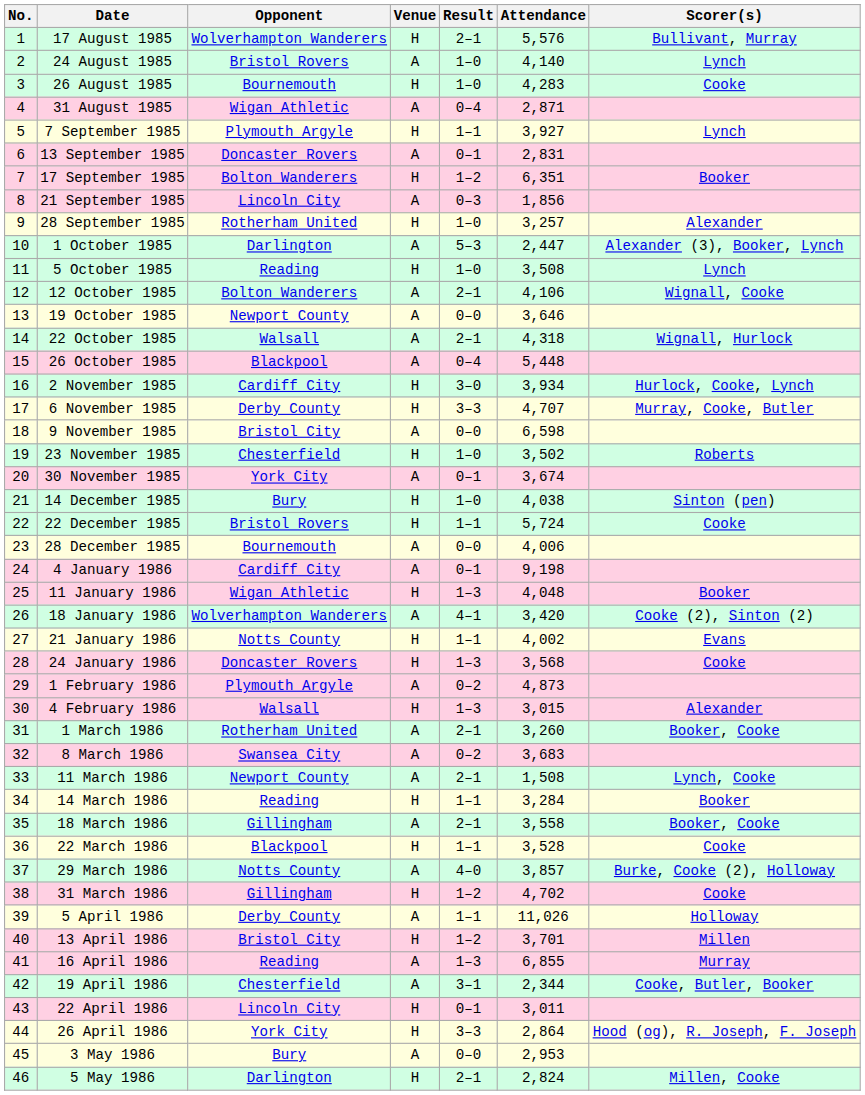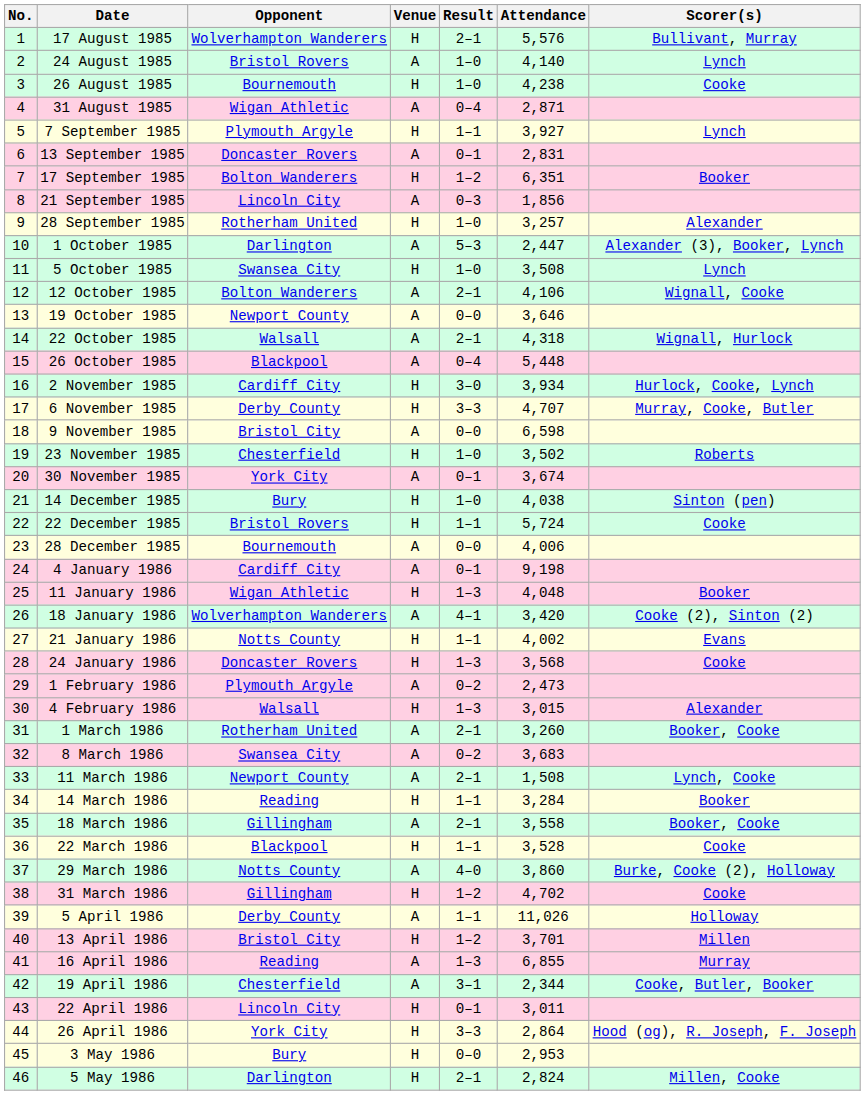(543, 85) 4,283 -> (543, 85) 4,238
(289, 270) Reading -> (289, 270) Swansea City
(543, 686) 4,873 -> (543, 686) 2,473
(543, 871) 3,857 -> (543, 871) 3,860
(415, 1055) A -> (415, 1055) H
